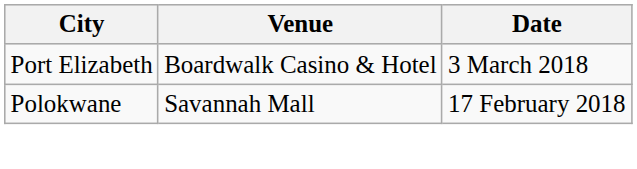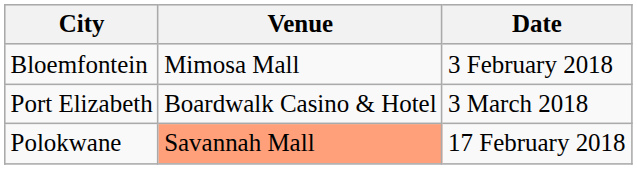+ row: (79, 63)
(239, 103) no background -> (239, 143) lightsalmon background
